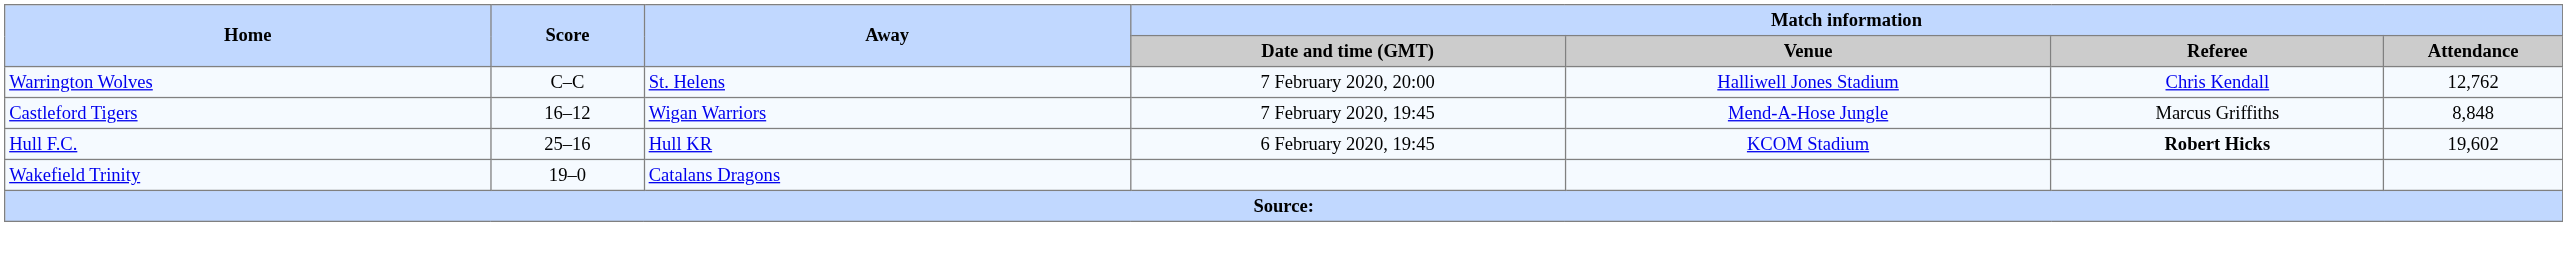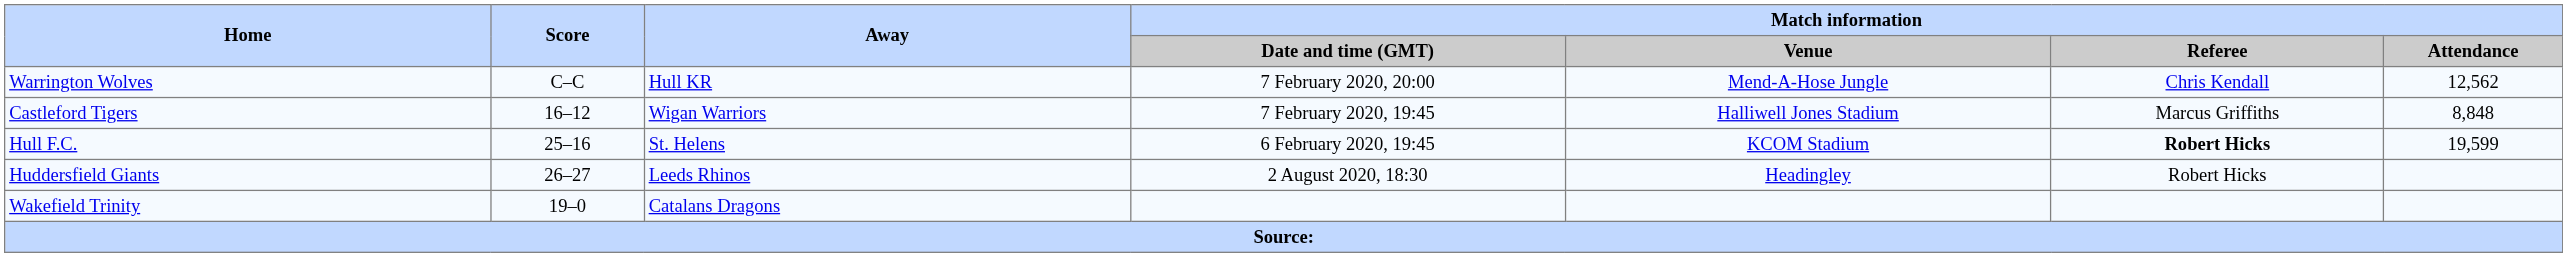(687, 81) St. Helens -> (680, 81) Hull KR
(1808, 81) Halliwell Jones Stadium -> (1808, 81) Mend-A-Hose Jungle
(2473, 81) 12,762 -> (2473, 81) 12,562
(1808, 112) Mend-A-Hose Jungle -> (1808, 112) Halliwell Jones Stadium
(680, 143) Hull KR -> (687, 143) St. Helens
(2473, 143) 19,602 -> (2473, 143) 19,599
+ row: (84, 174)
